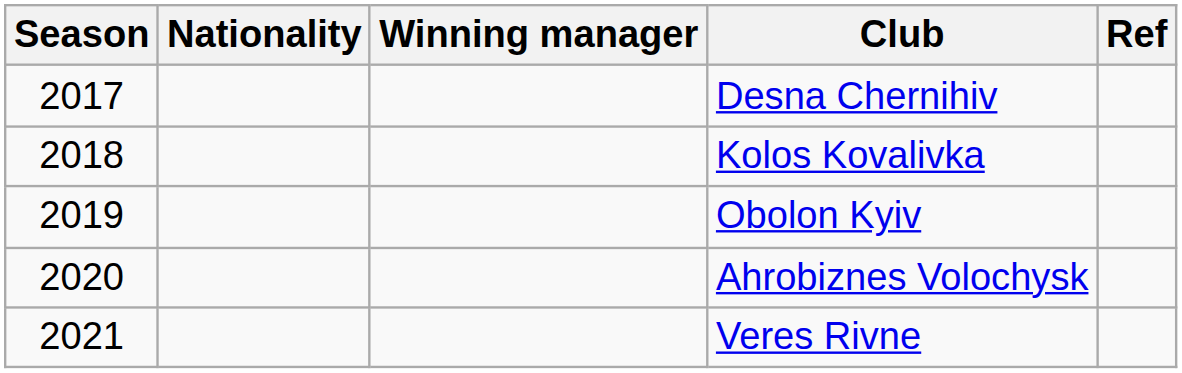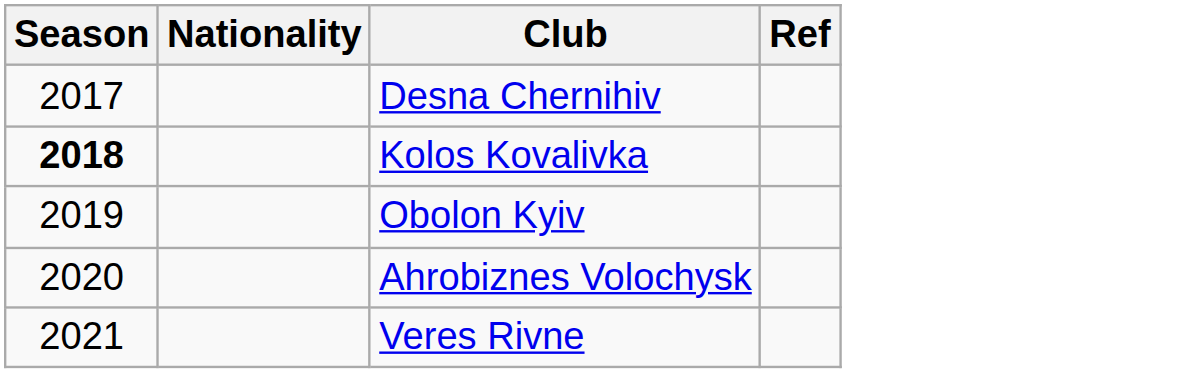- column: (539, 34)
(82, 155) normal -> (82, 155) bold
